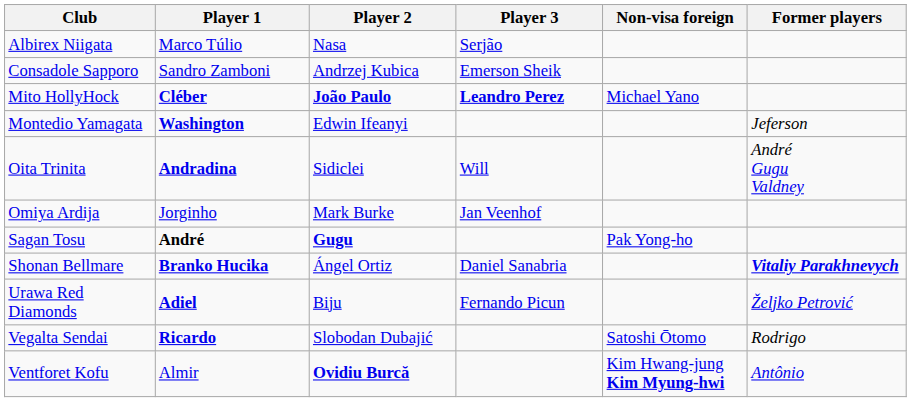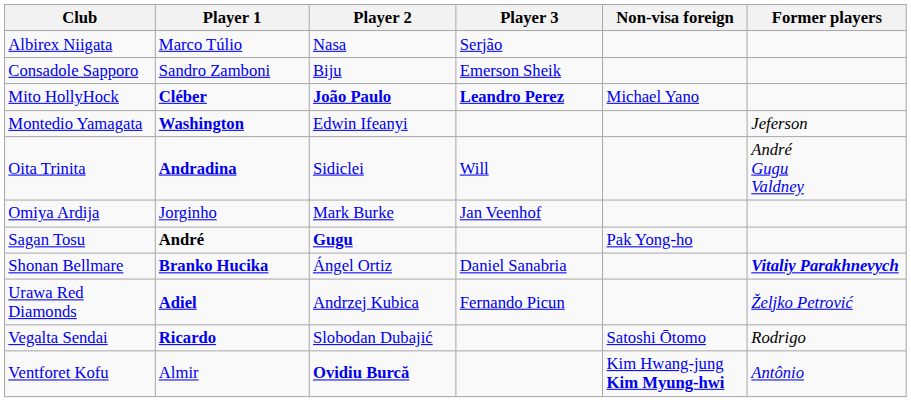(366, 70) Andrzej Kubica -> (327, 70) Biju
(327, 302) Biju -> (366, 302) Andrzej Kubica
